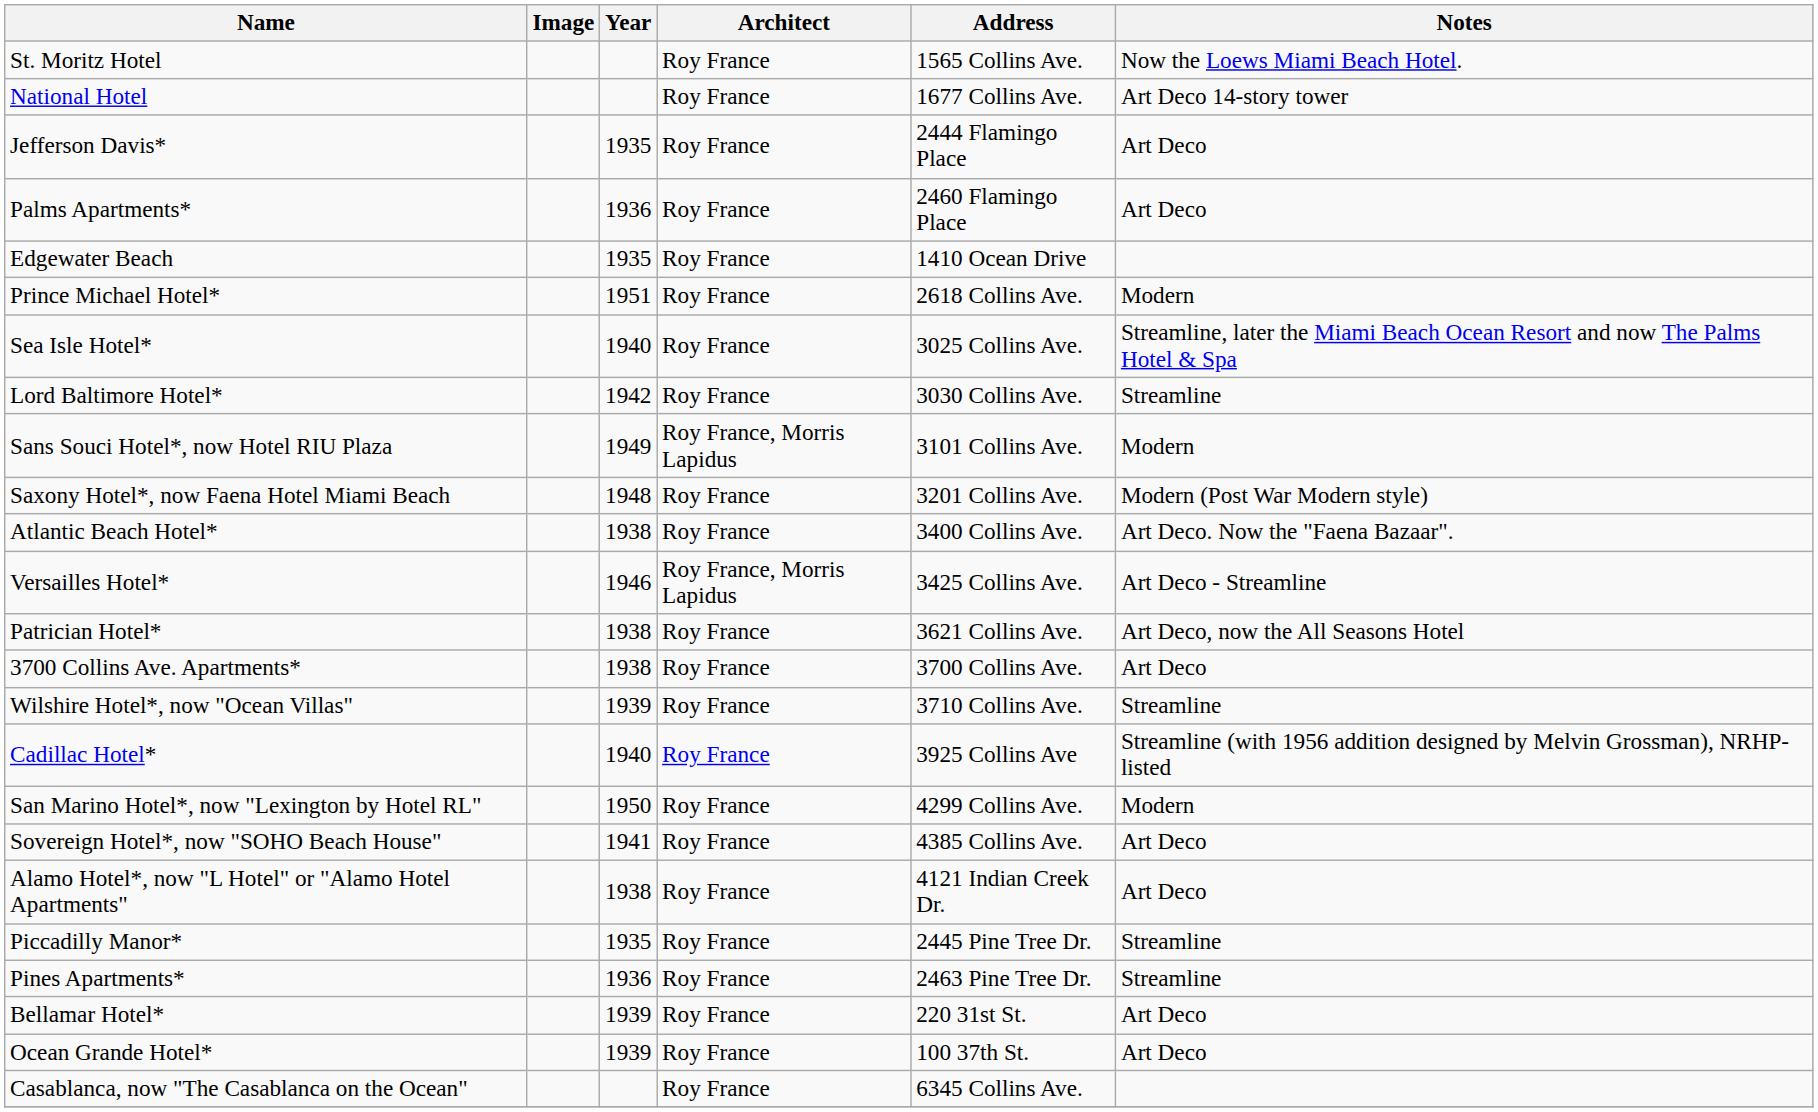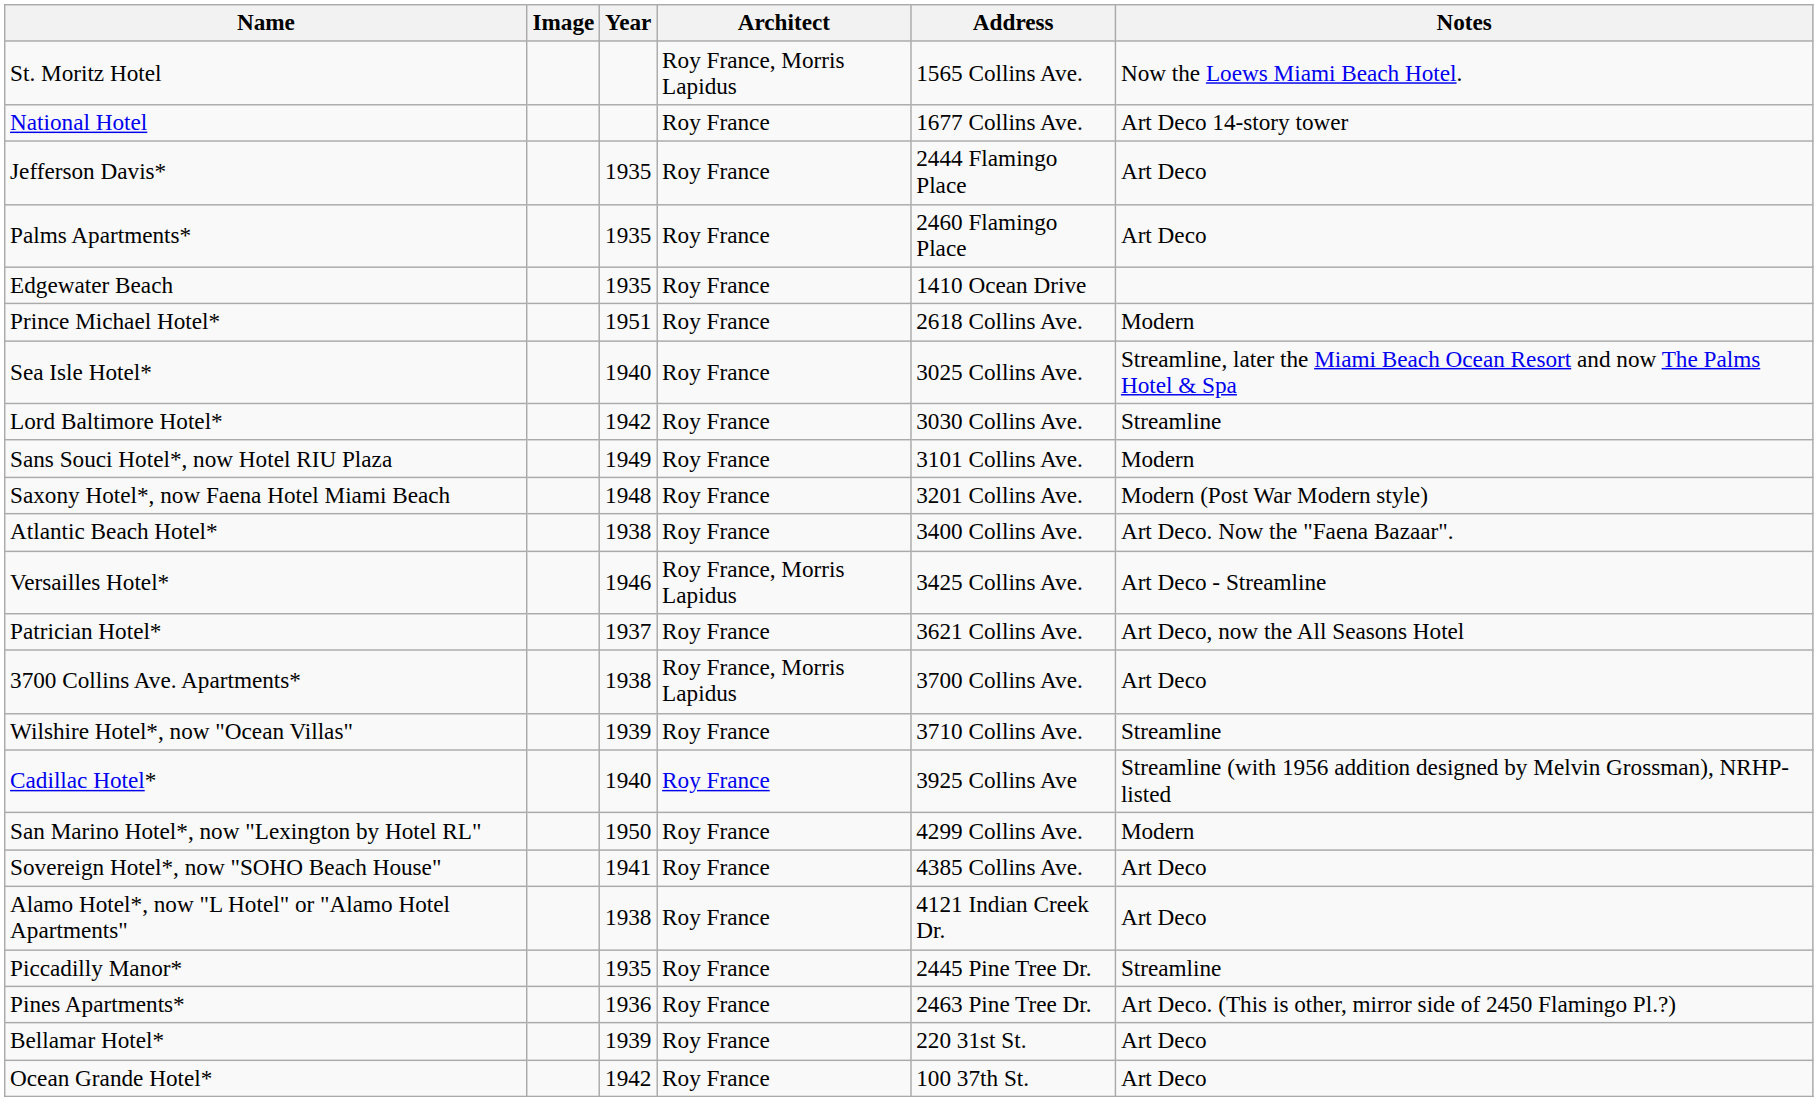(716, 59) Roy France -> (753, 72) Roy France, Morris Lapidus
(628, 209) 1936 -> (628, 235) 1935
(753, 445) Roy France, Morris Lapidus -> (716, 458) Roy France
(628, 631) 1938 -> (628, 631) 1937
(716, 668) Roy France -> (753, 681) Roy France, Morris Lapidus
(1171, 978) Streamline -> (1398, 1004) Art Deco. (This is other, mirror side of 2450 Flamingo Pl.?)
(628, 1051) 1939 -> (628, 1077) 1942
- row: (239, 1088)
